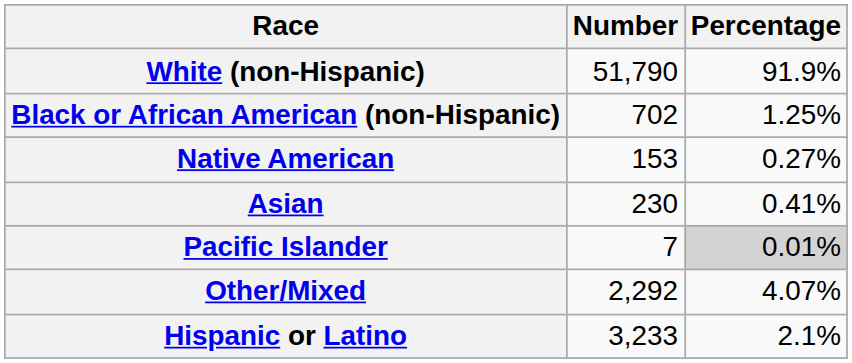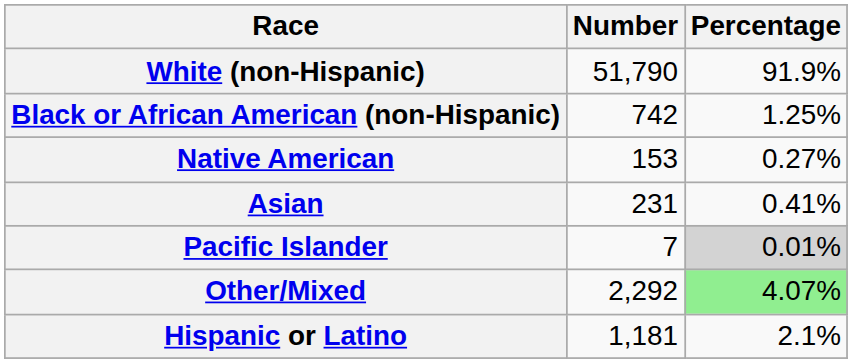(655, 114) 702 -> (655, 114) 742
(655, 203) 230 -> (655, 203) 231
(801, 291) no background -> (801, 291) lightgreen background
(643, 335) 3,233 -> (643, 335) 1,181
